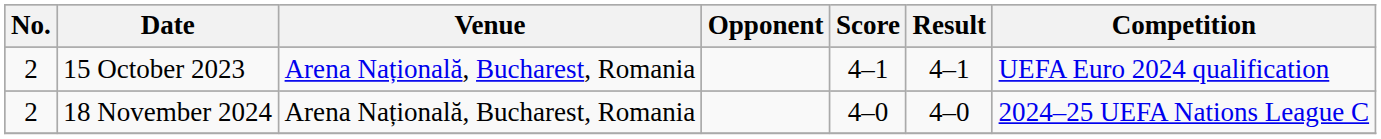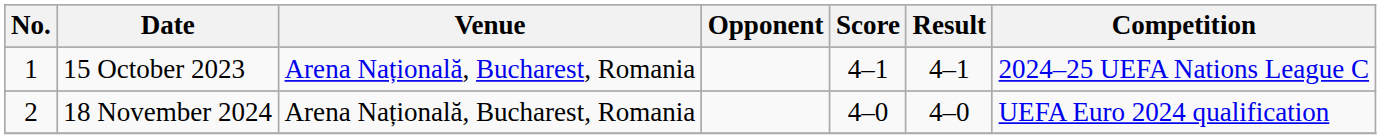(31, 68) 2 -> (31, 68) 1
(1164, 68) UEFA Euro 2024 qualification -> (1184, 68) 2024–25 UEFA Nations League C
(1184, 111) 2024–25 UEFA Nations League C -> (1164, 111) UEFA Euro 2024 qualification
